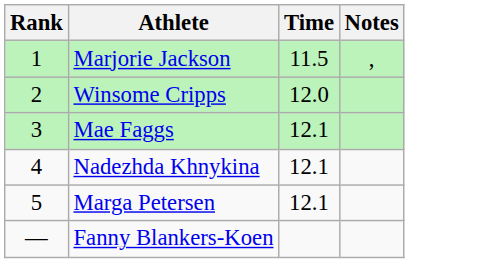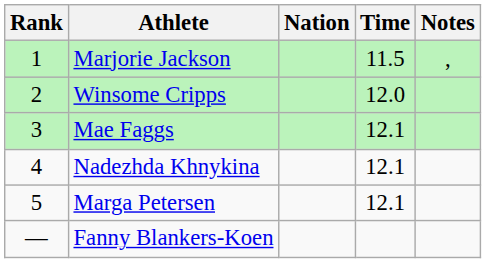+ column: (317, 22)
